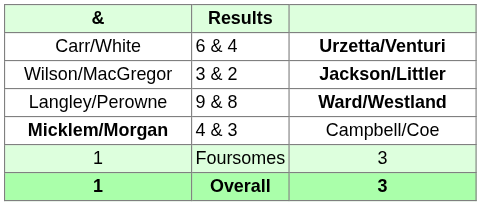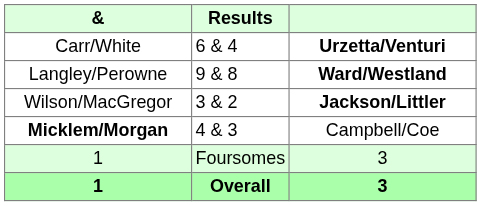rows swapped: (98, 102) <-> (98, 74)
